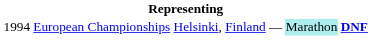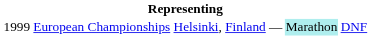(17, 27) 1994 -> (17, 27) 1999
(354, 27) bold -> (354, 27) normal
